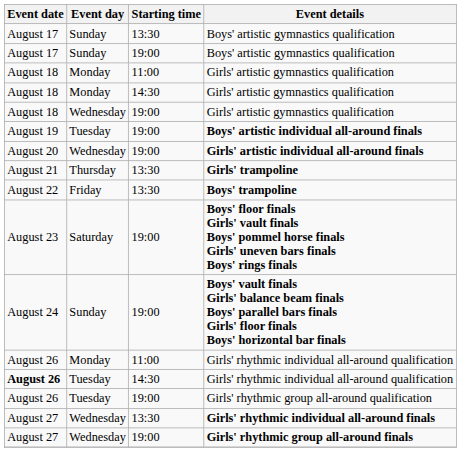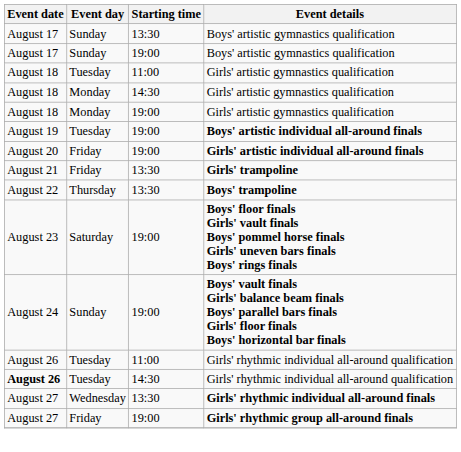(90, 72) Monday -> (90, 72) Tuesday
(98, 111) Wednesday -> (90, 111) Monday
(98, 151) Wednesday -> (85, 151) Friday
(93, 170) Thursday -> (85, 170) Friday
(85, 190) Friday -> (93, 190) Thursday
(90, 359) Monday -> (90, 359) Tuesday
- row: (146, 398)
(98, 437) Wednesday -> (85, 418) Friday
